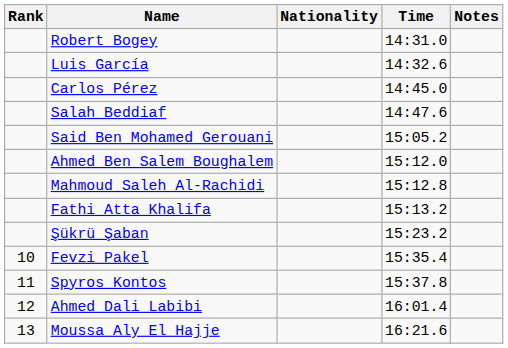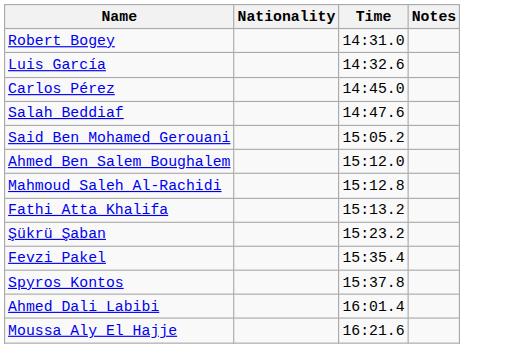- column: (26, 17)
